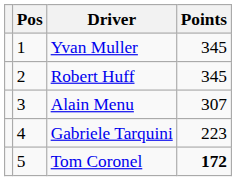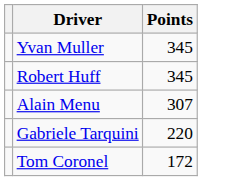- column: (30, 18)
(214, 133) 223 -> (180, 133) 220
(214, 161) bold -> (180, 161) normal
